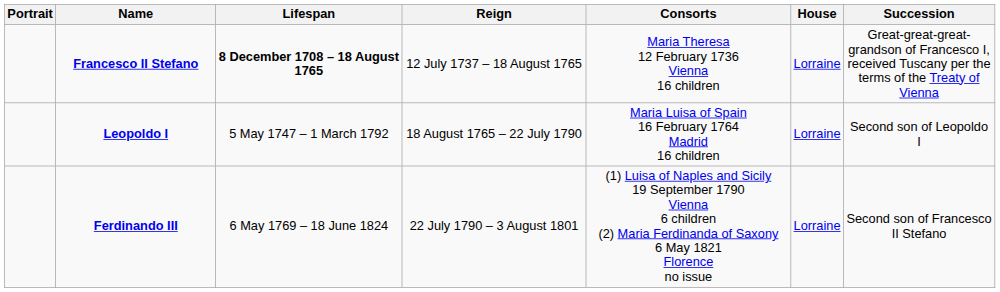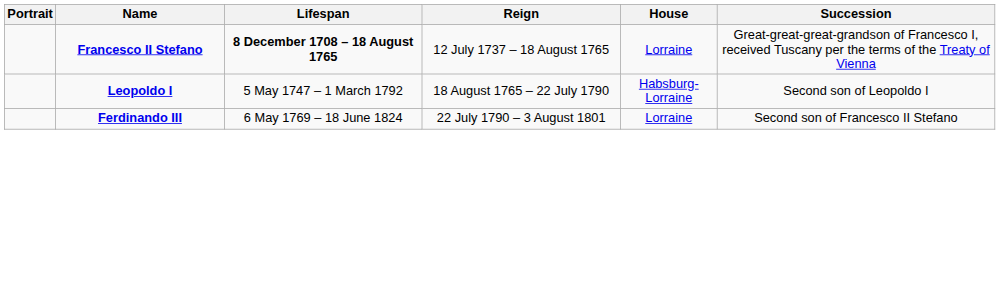- column: (688, 14)
(817, 134) Lorraine -> (669, 91) Habsburg-Lorraine
